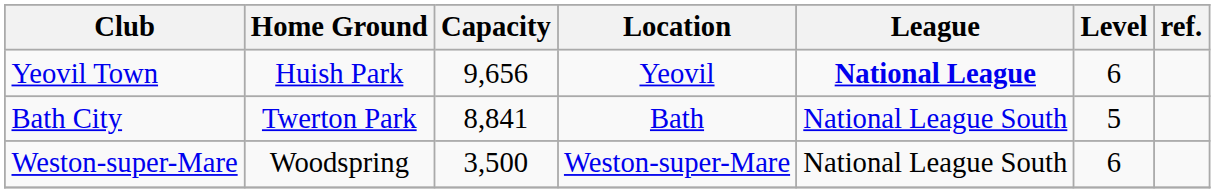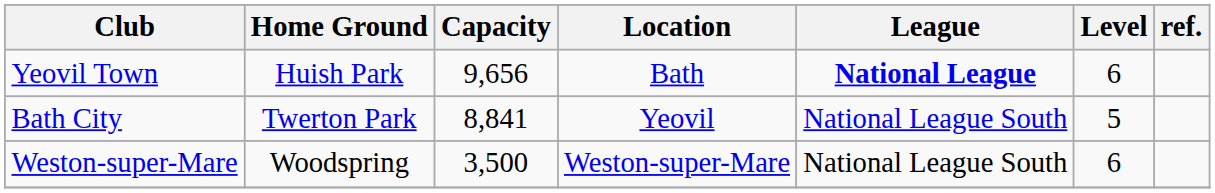(677, 72) Yeovil -> (677, 72) Bath
(677, 118) Bath -> (677, 118) Yeovil
